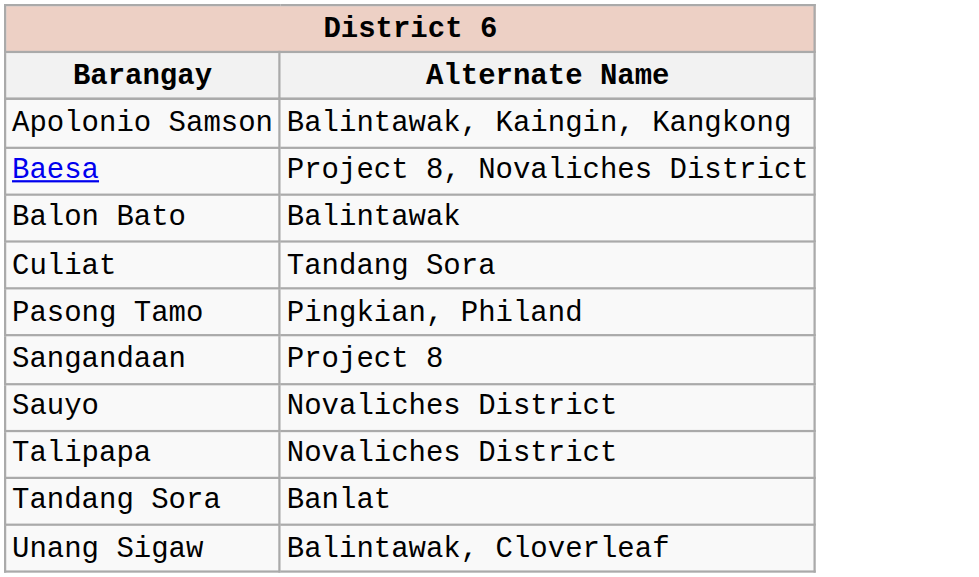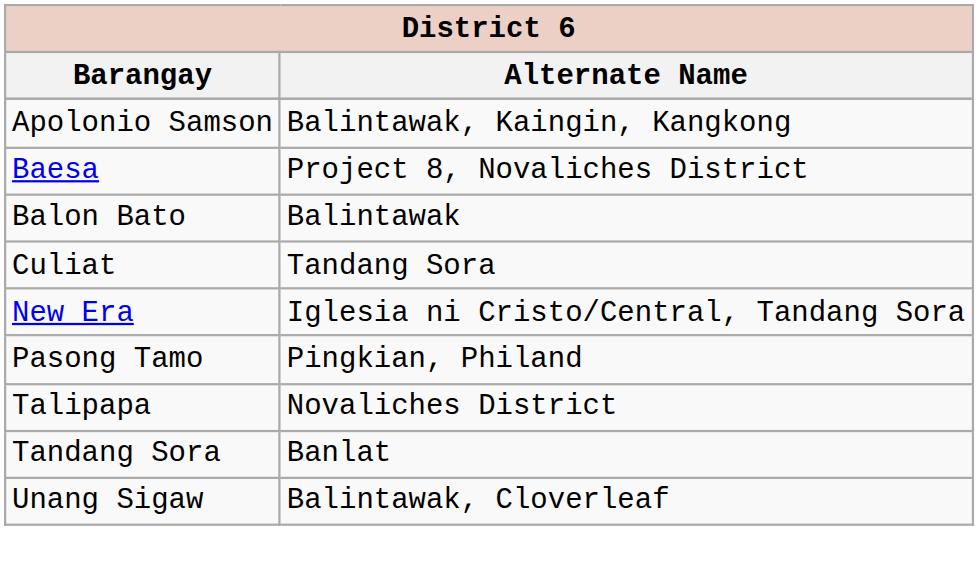+ row: (73, 312)
- row: (99, 359)
- row: (56, 407)
